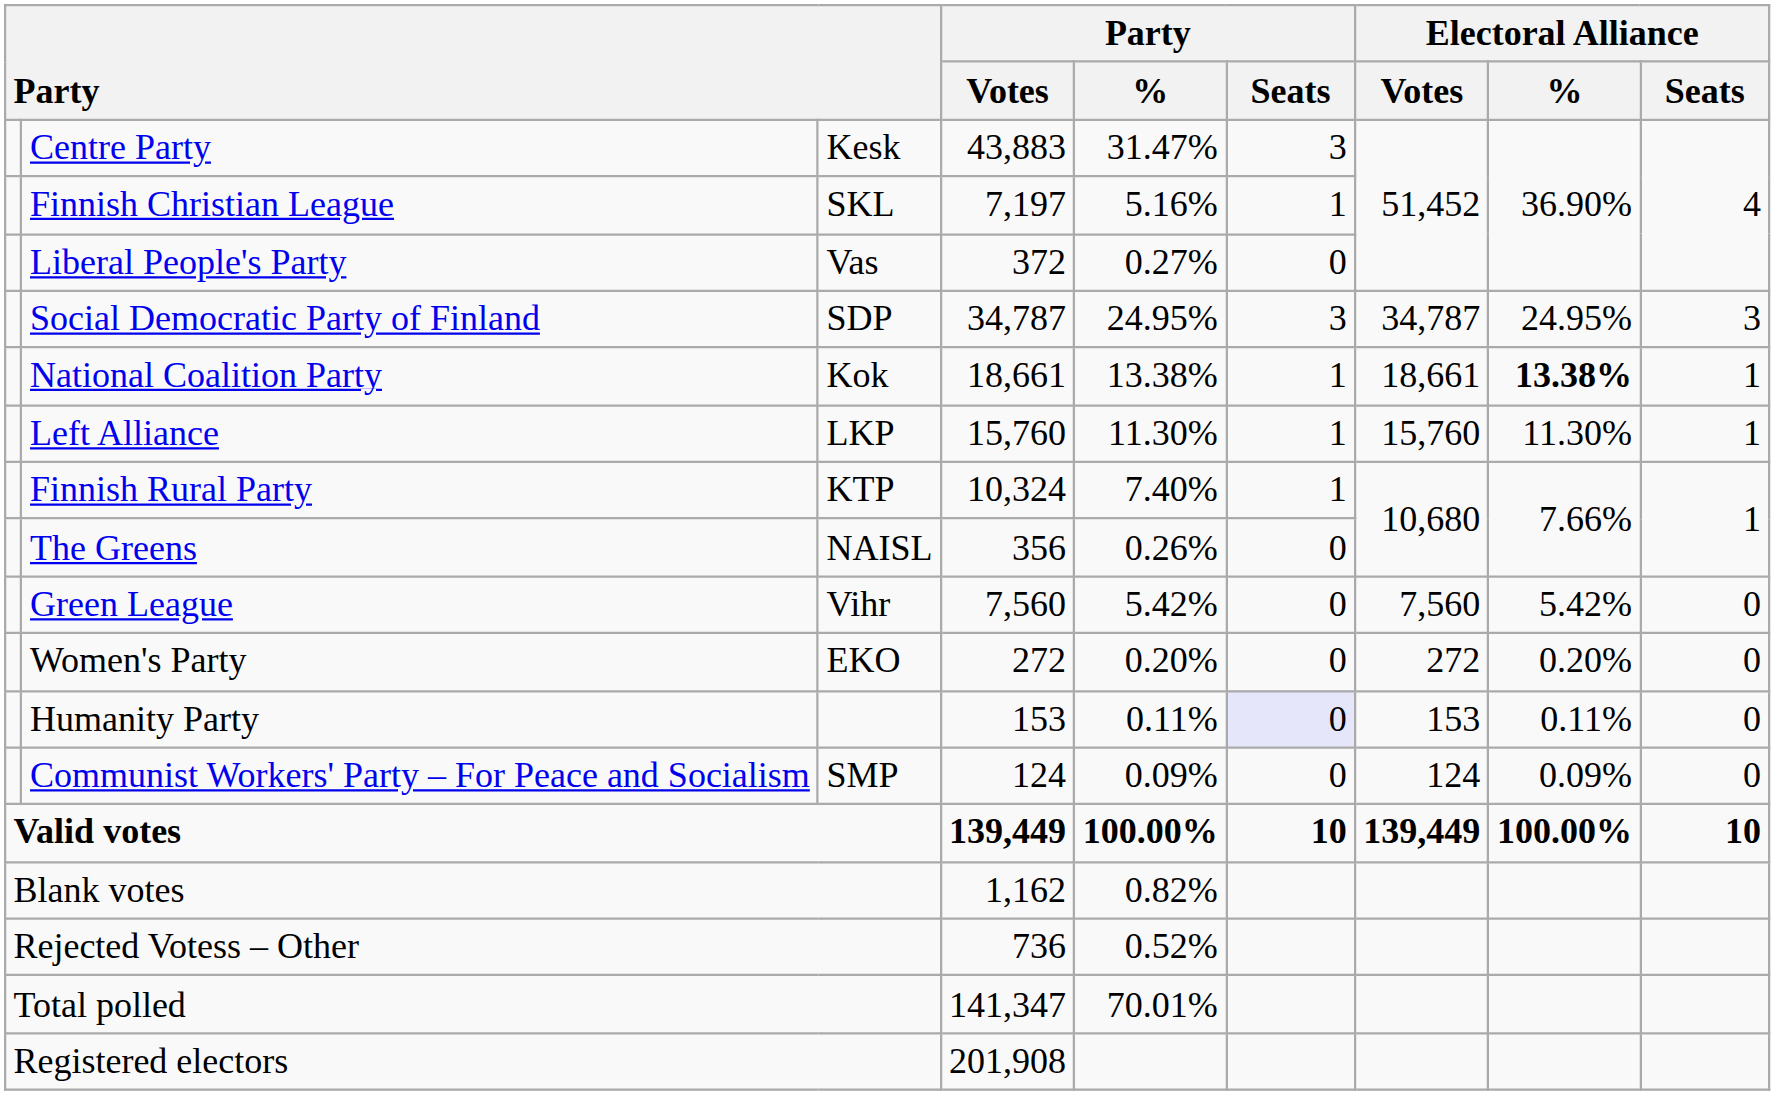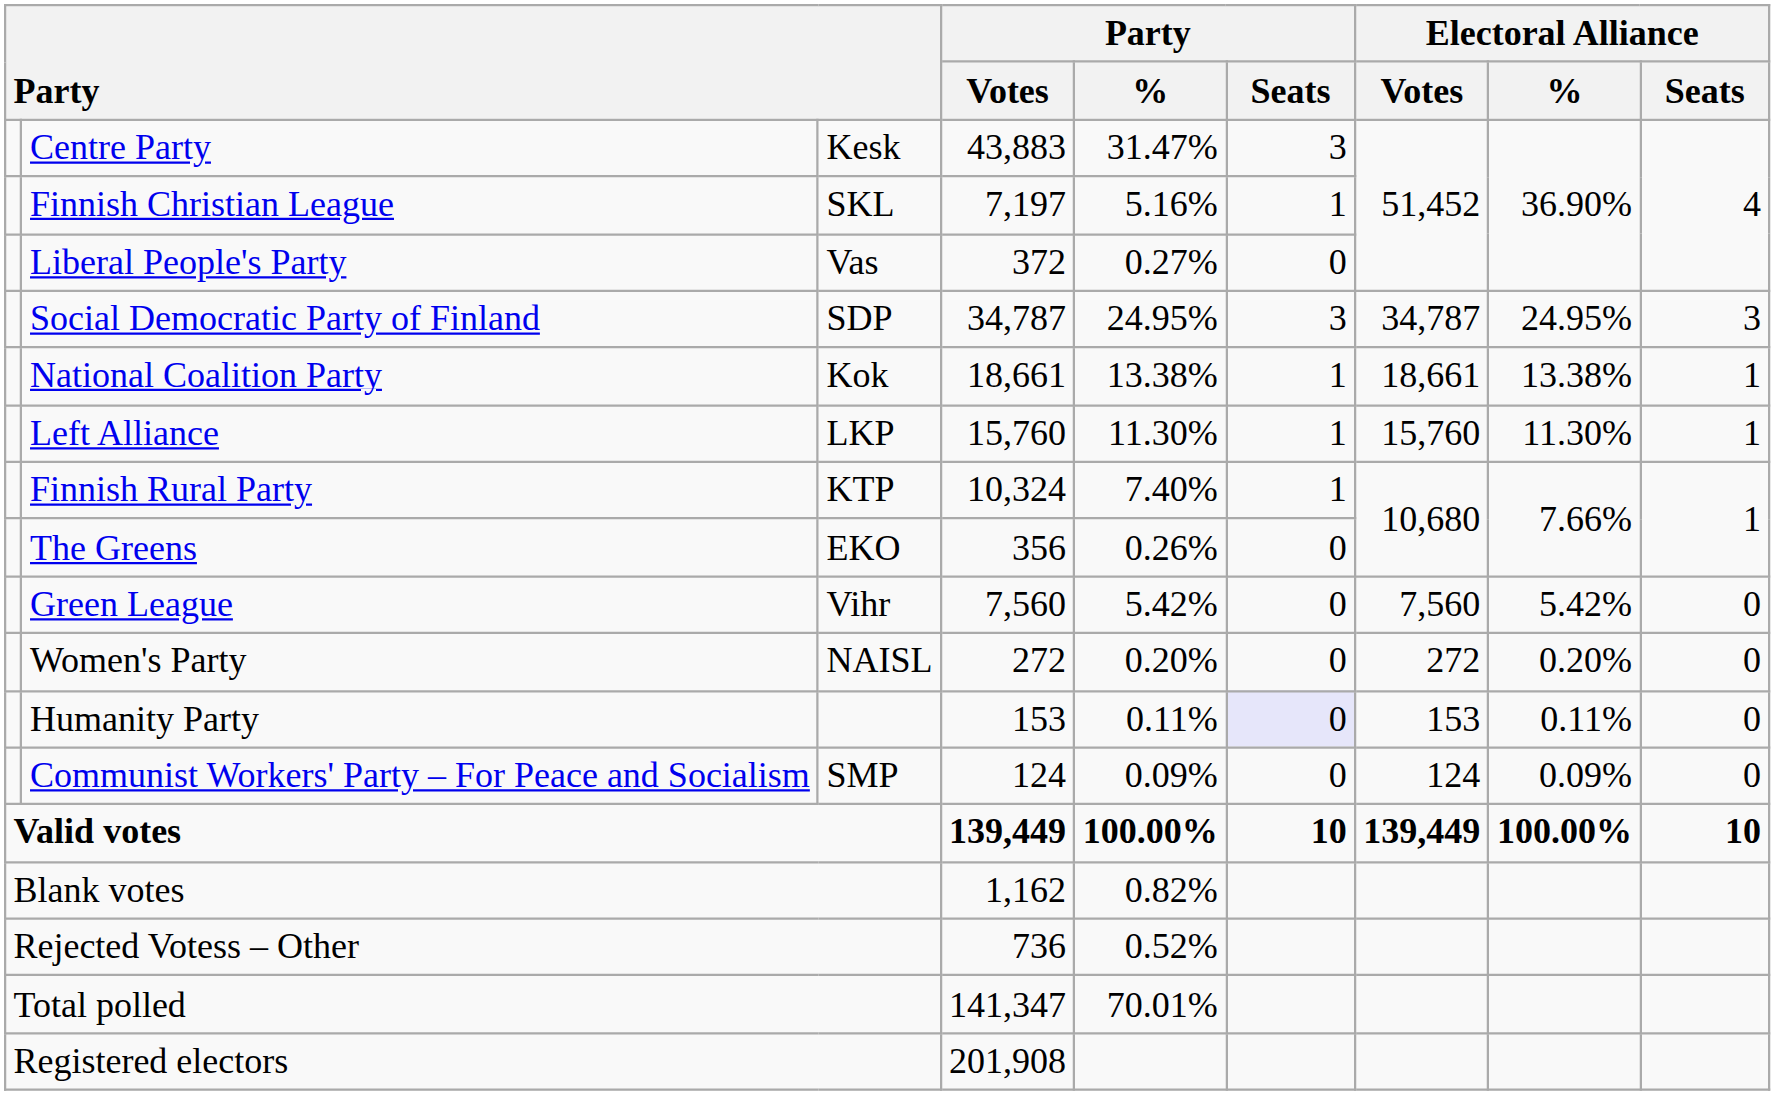(1573, 375) bold -> (1576, 375) normal
(879, 546) NAISL -> (863, 546) EKO
(863, 661) EKO -> (879, 661) NAISL
